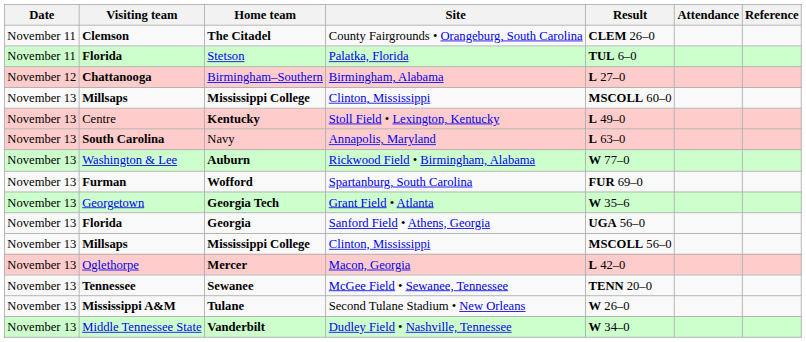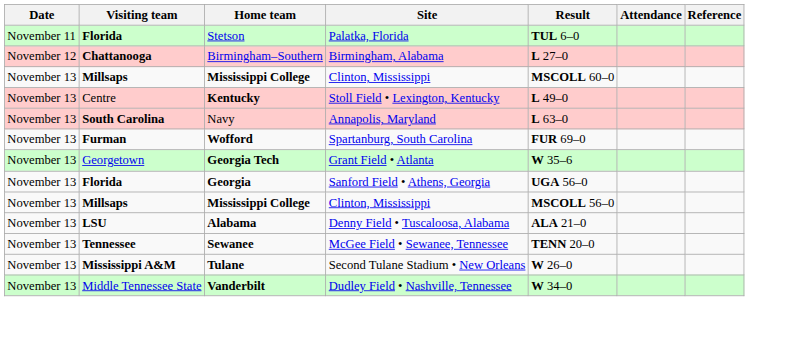- row: (239, 35)
- row: (229, 160)
+ row: (232, 223)
- row: (227, 264)
